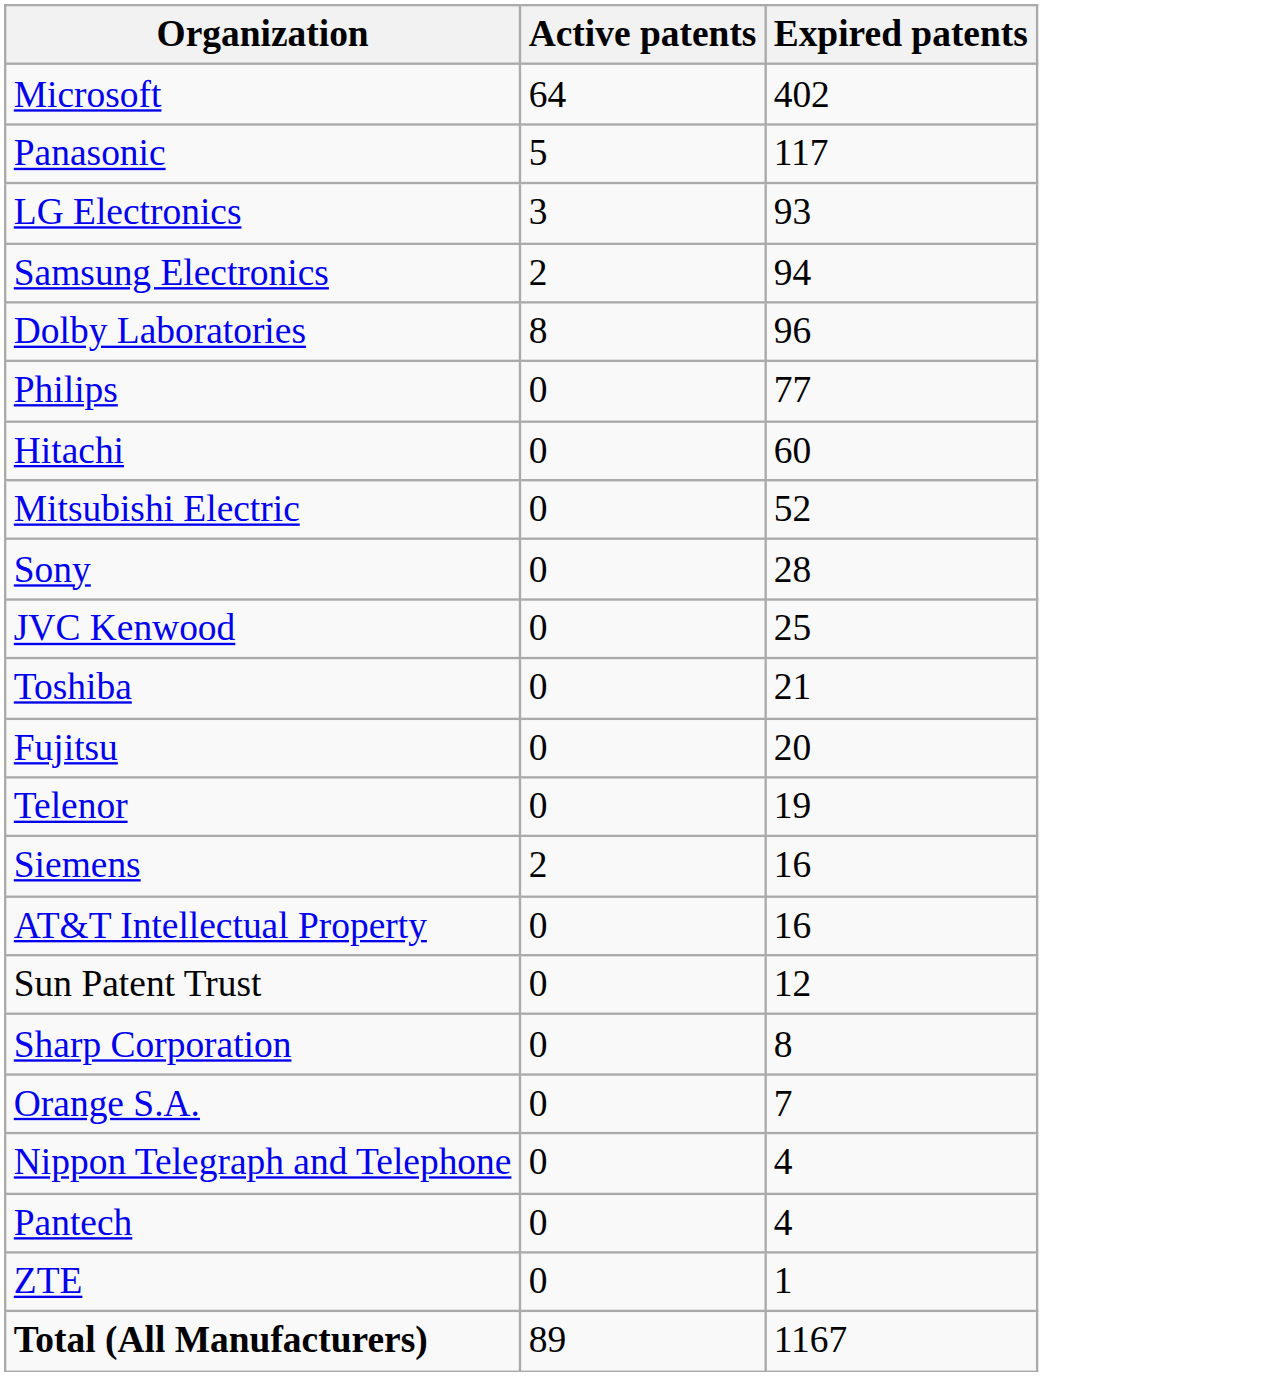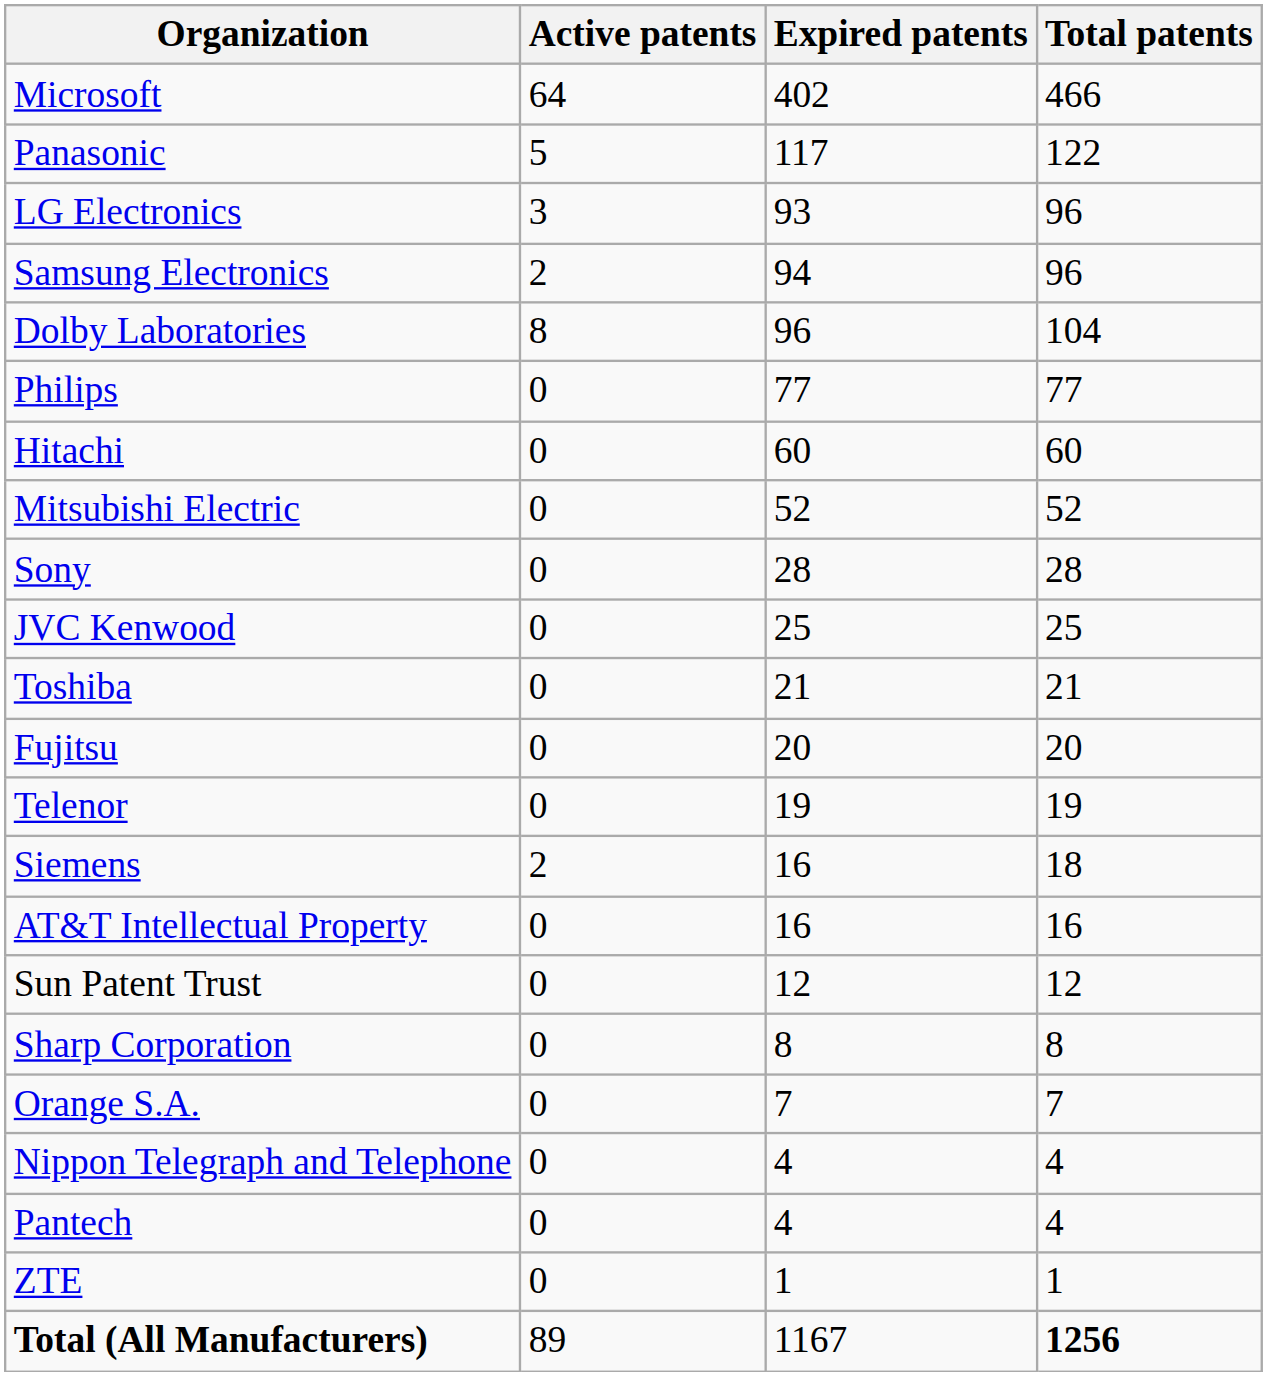+ column: (1149, 34)
